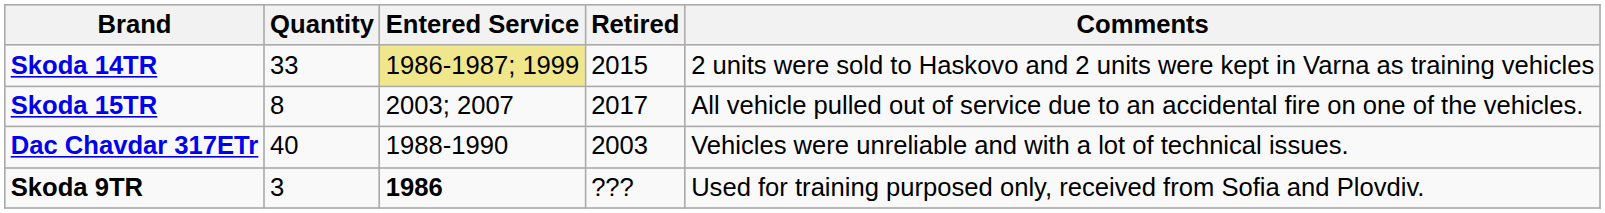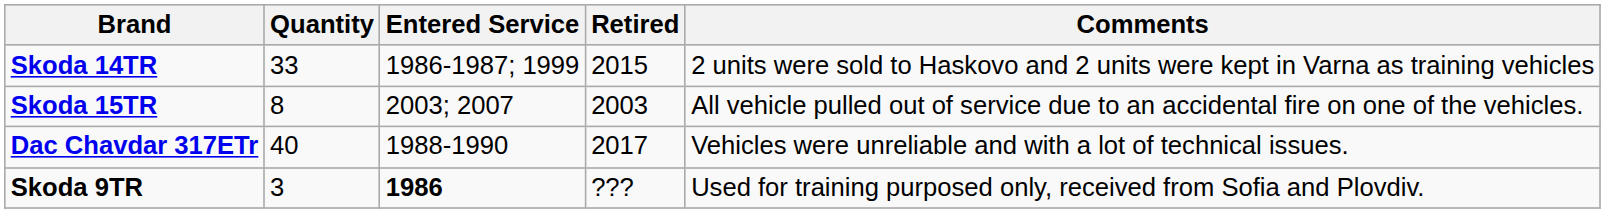(483, 65) khaki background -> (483, 65) no background
(620, 106) 2017 -> (620, 106) 2003
(620, 146) 2003 -> (620, 146) 2017
